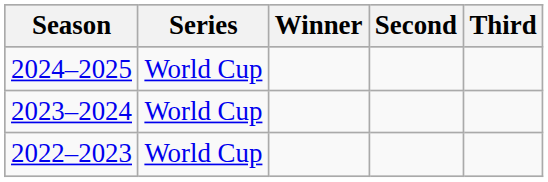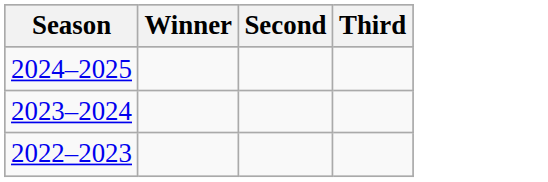- column: (203, 25)
